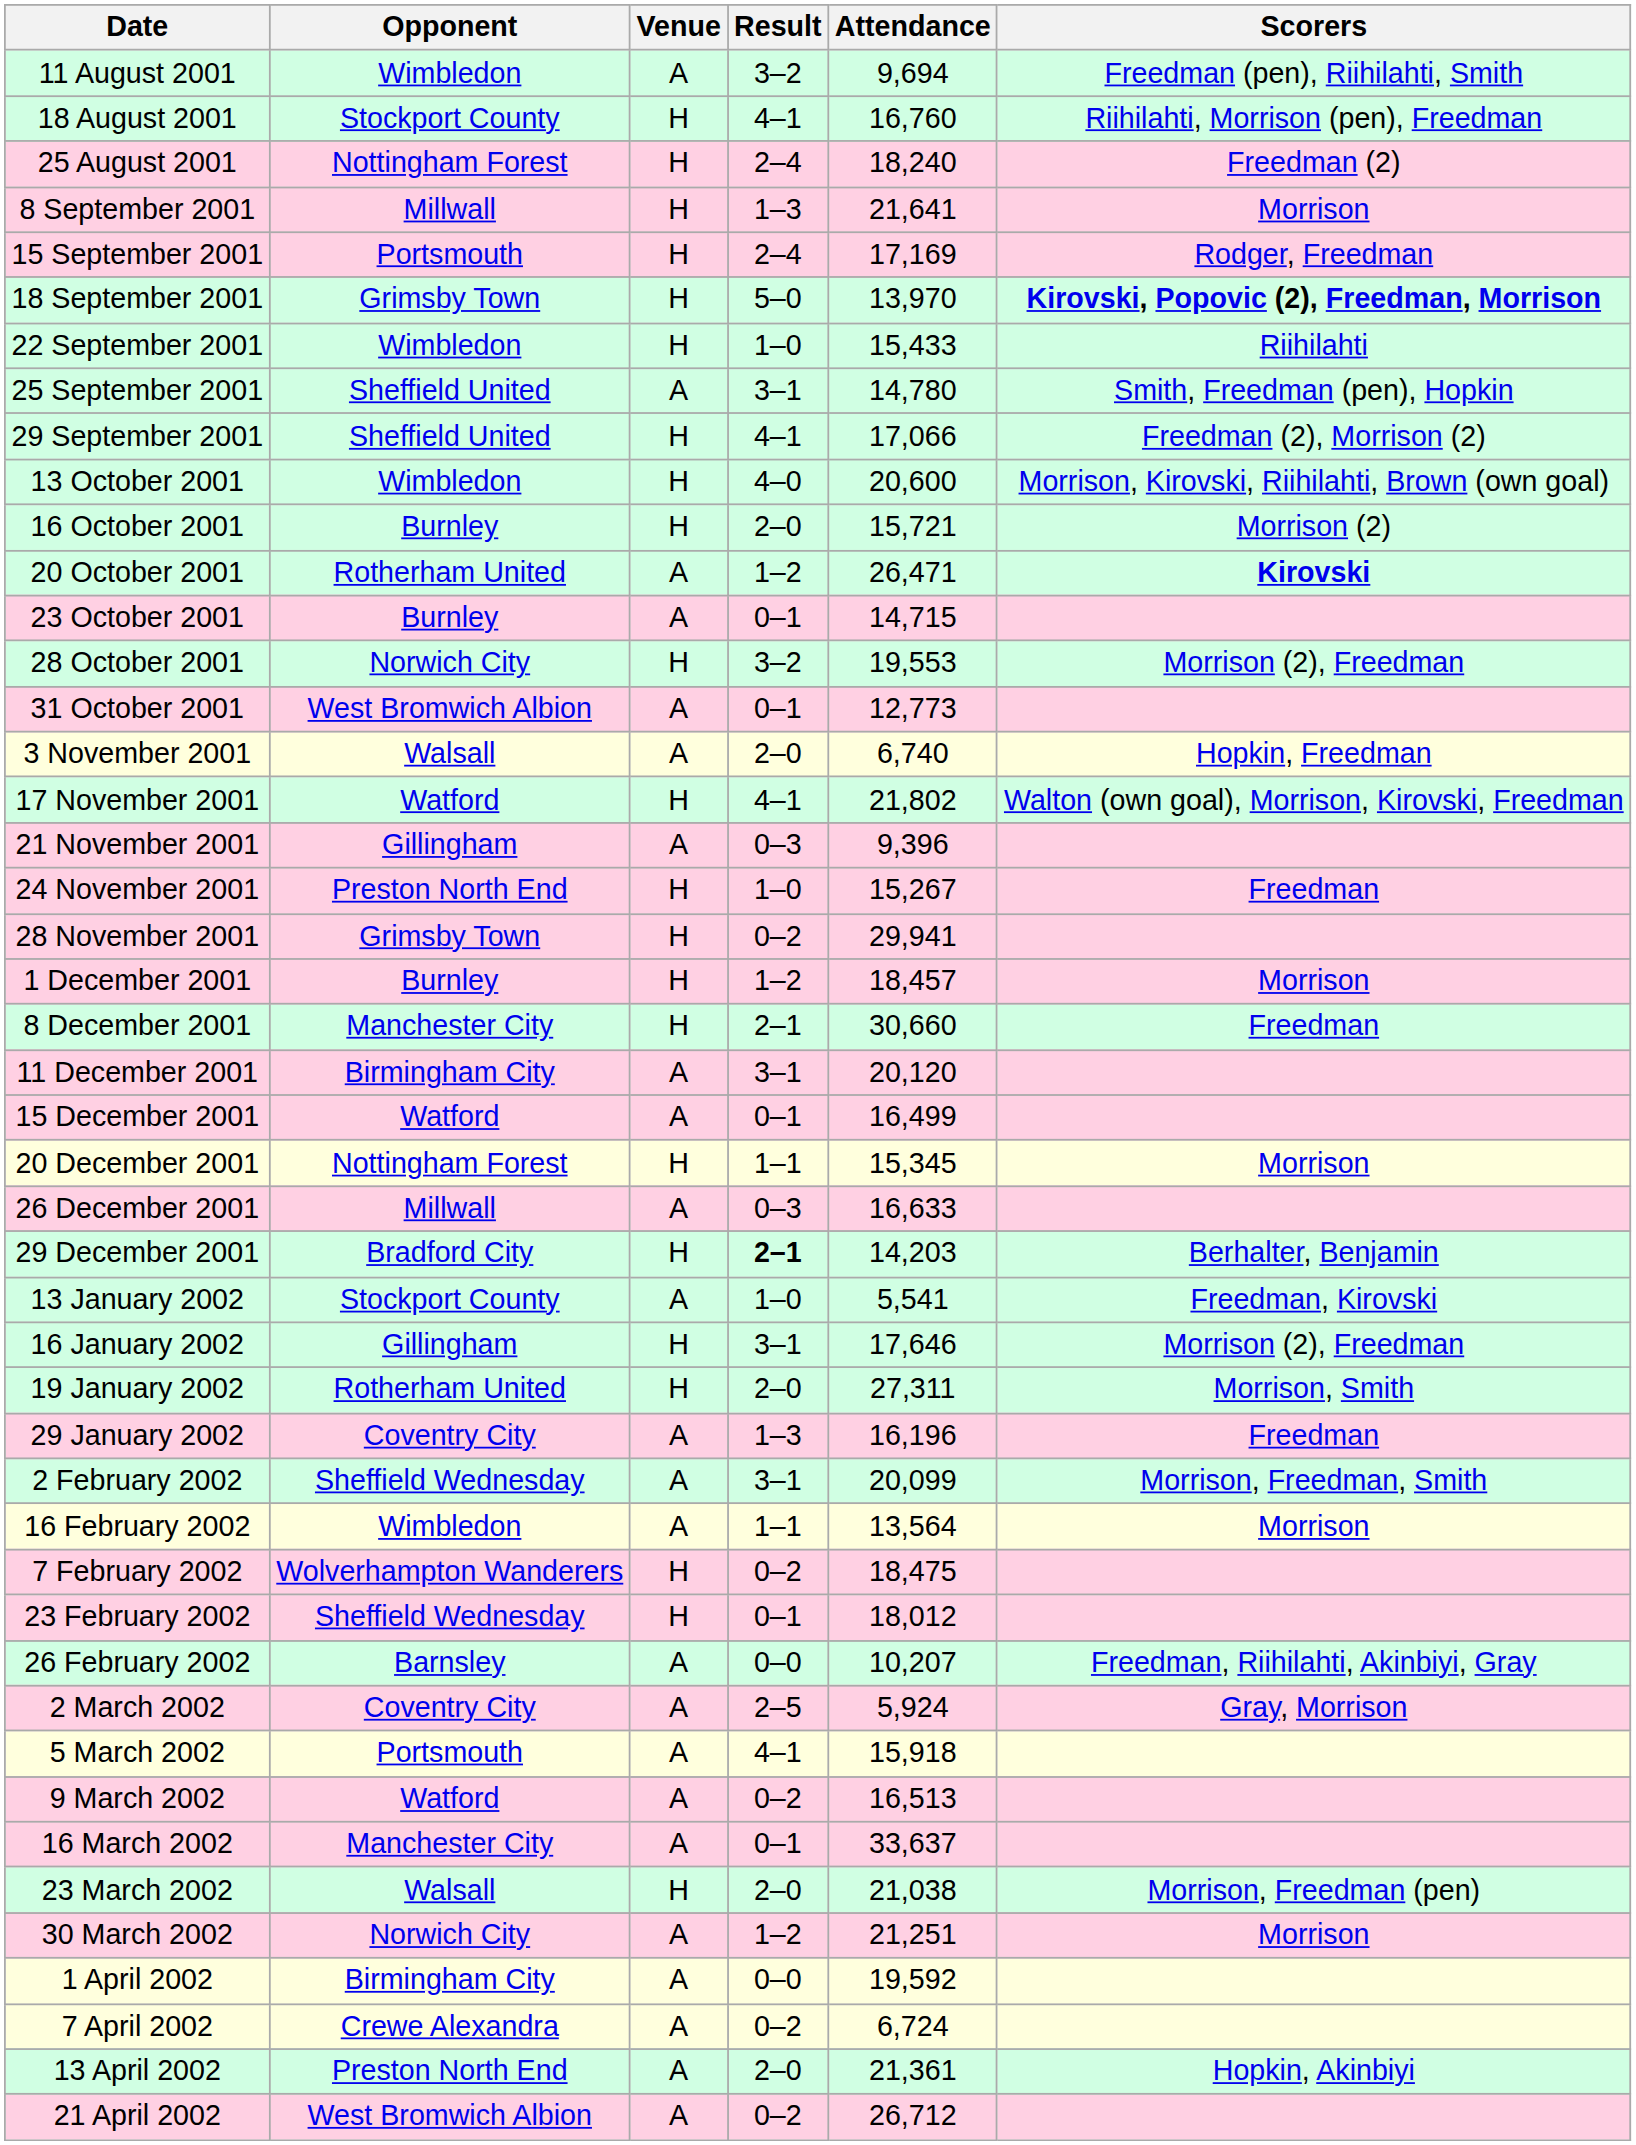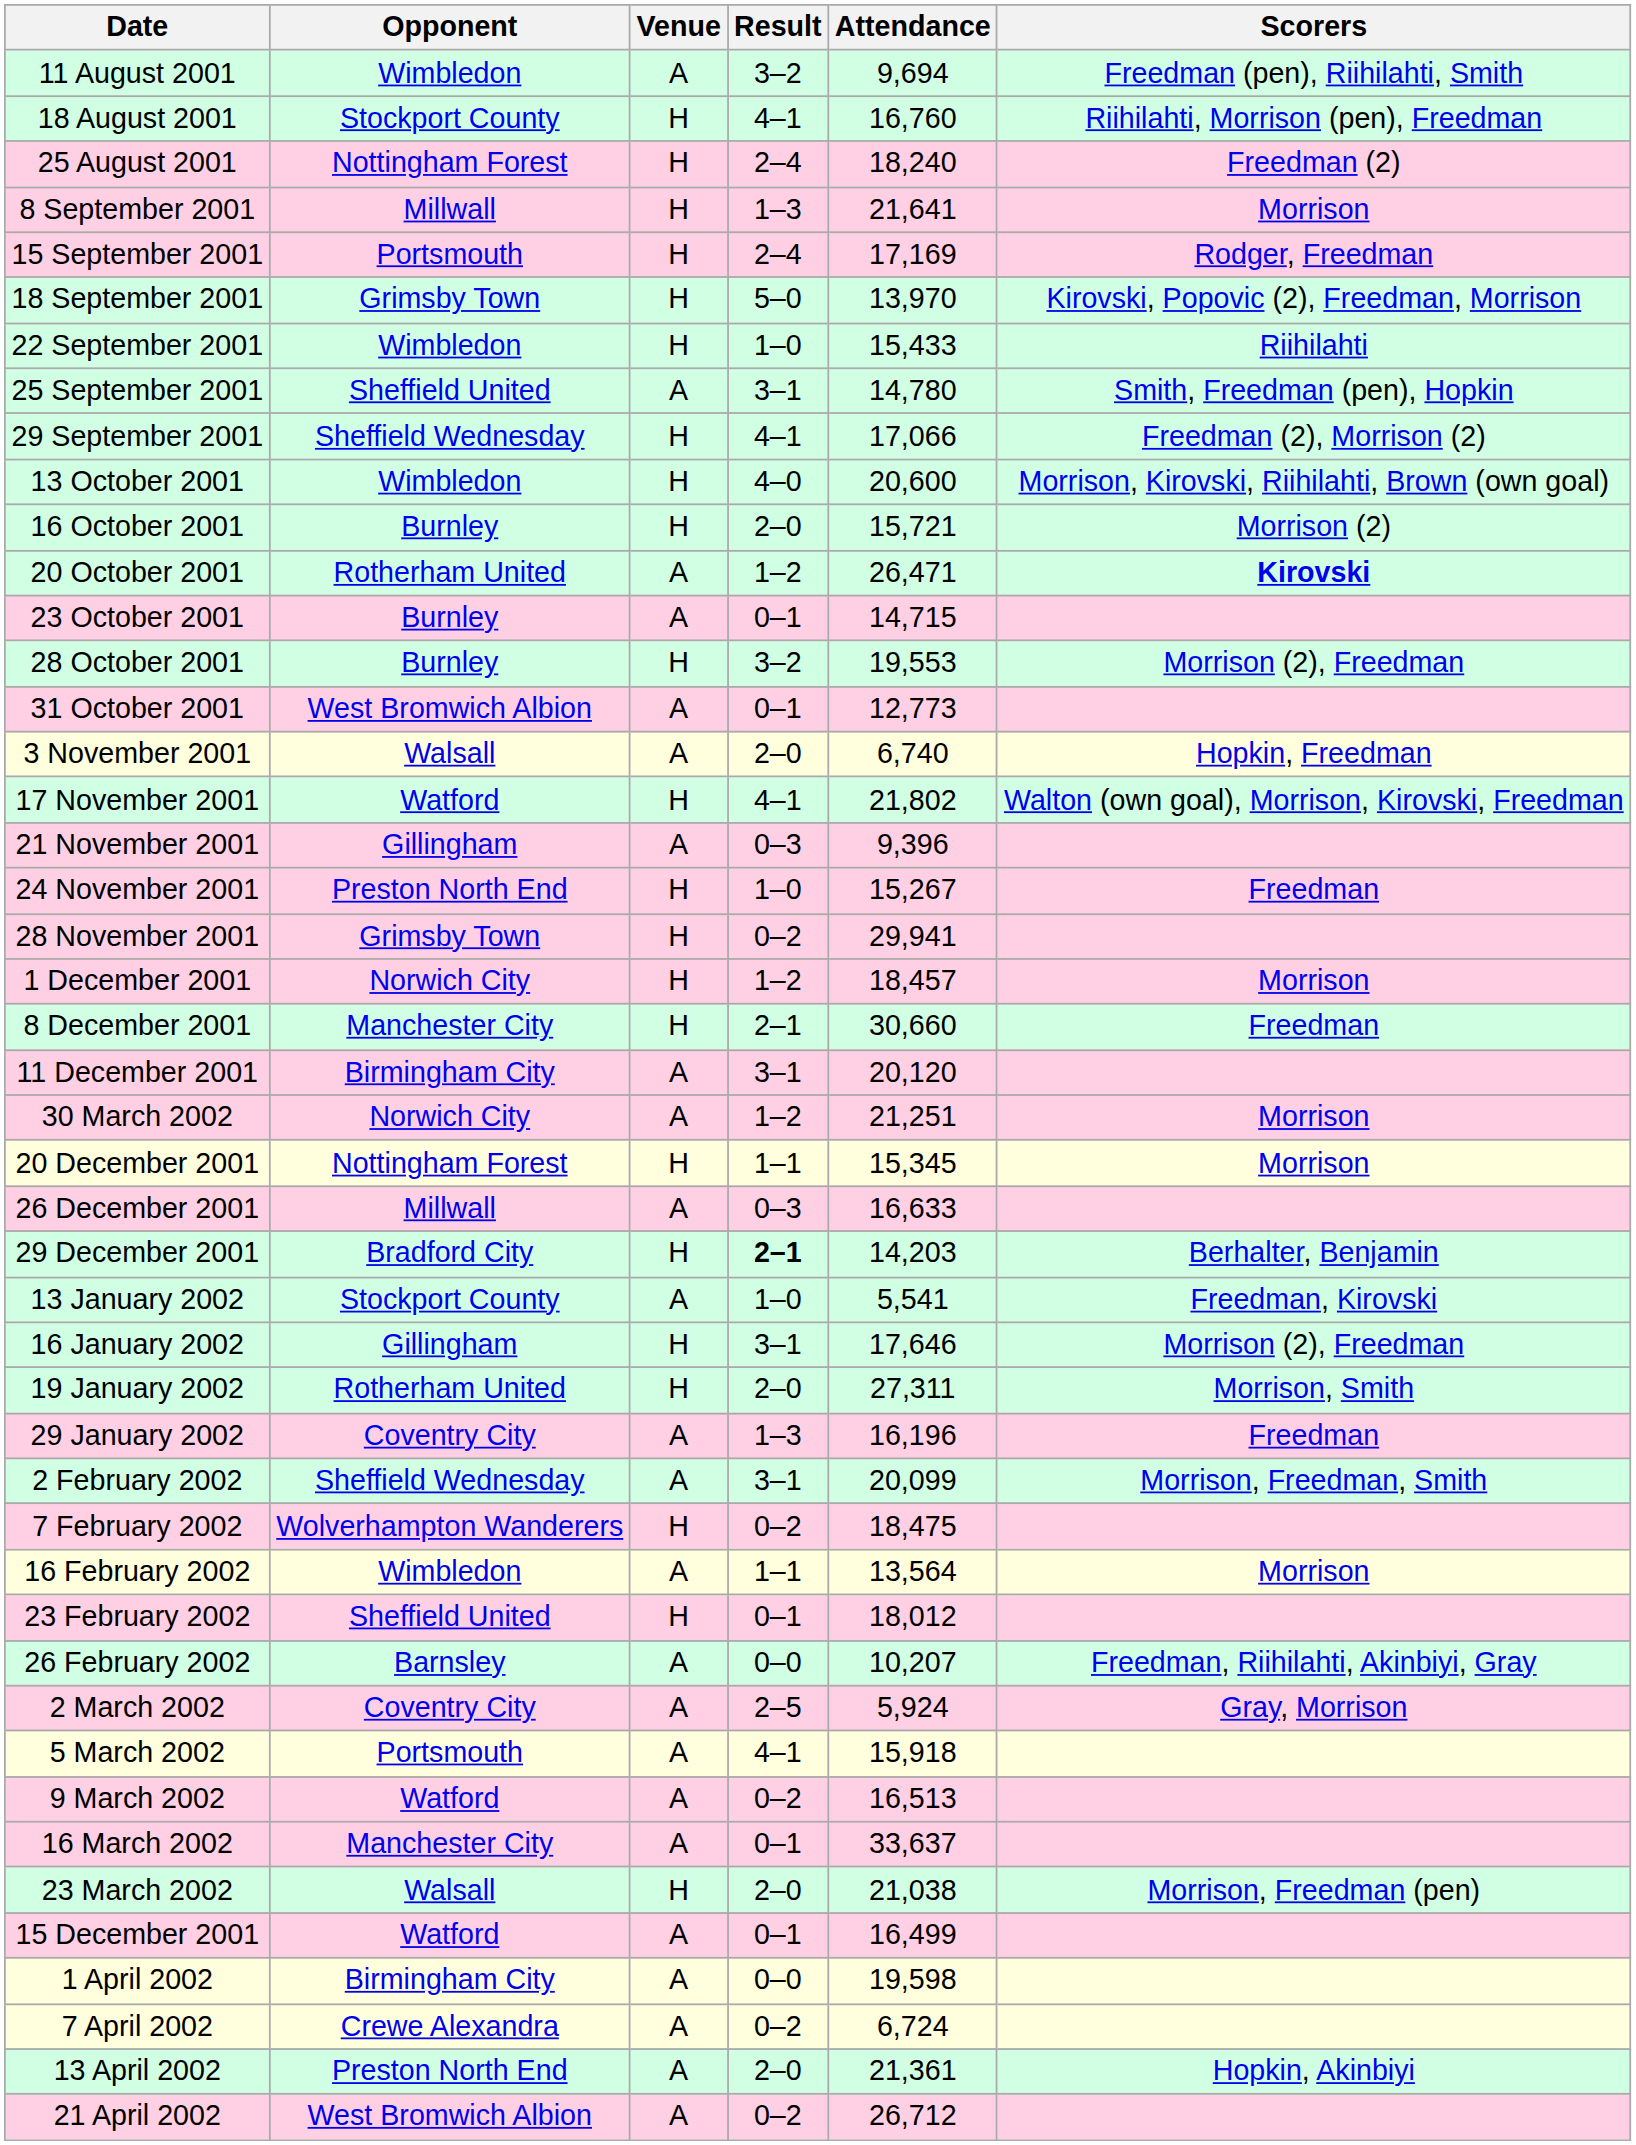(1314, 299) bold -> (1314, 299) normal
(450, 436) Sheffield United -> (450, 436) Sheffield Wednesday
(450, 663) Norwich City -> (450, 663) Burnley
(450, 981) Burnley -> (450, 981) Norwich City
rows swapped: (137, 1117) <-> (137, 1934)
rows swapped: (137, 1571) <-> (137, 1526)
(450, 1616) Sheffield Wednesday -> (450, 1616) Sheffield United
(913, 1980) 19,592 -> (913, 1980) 19,598
